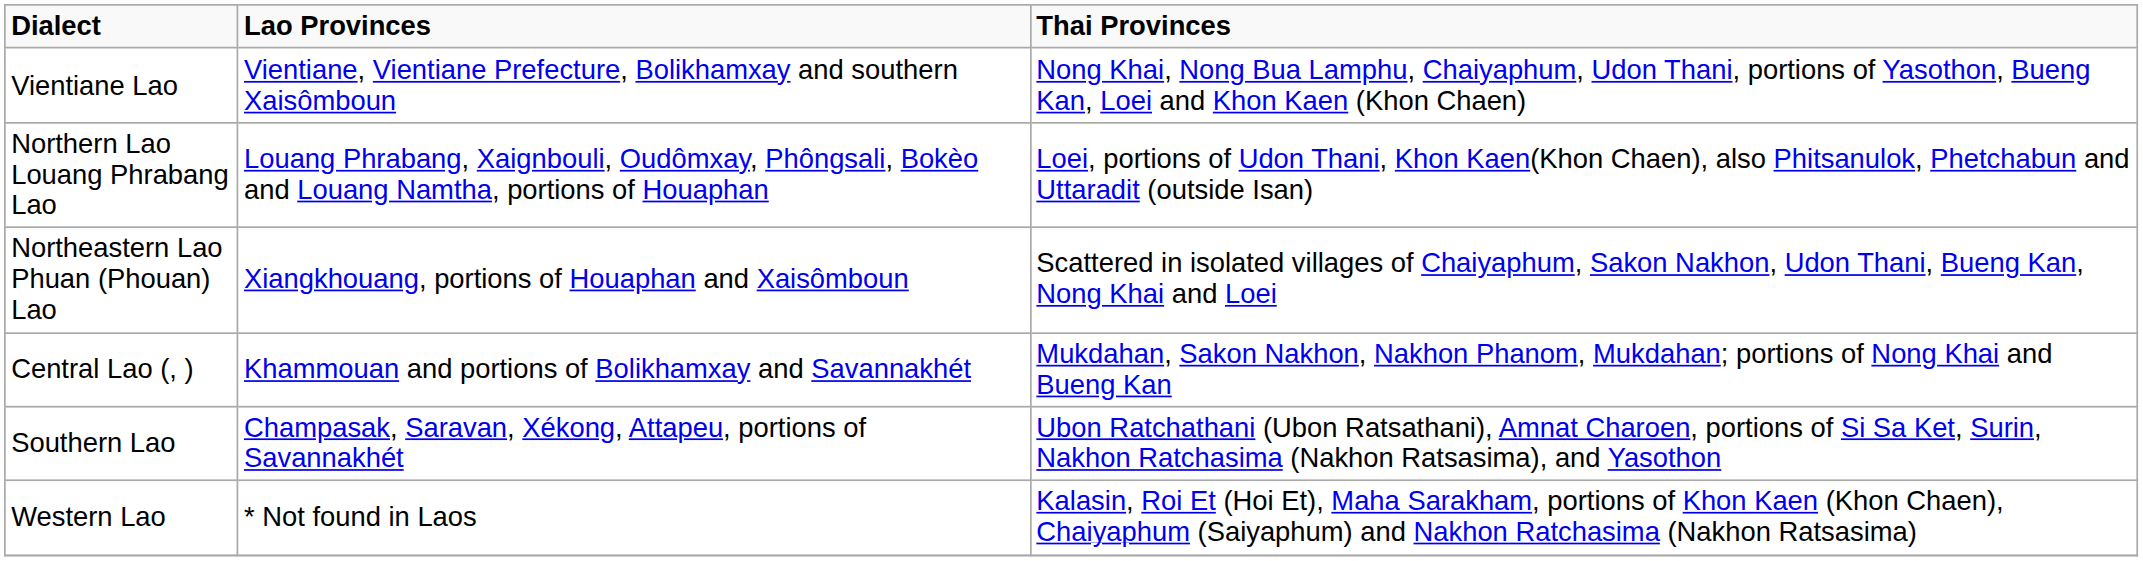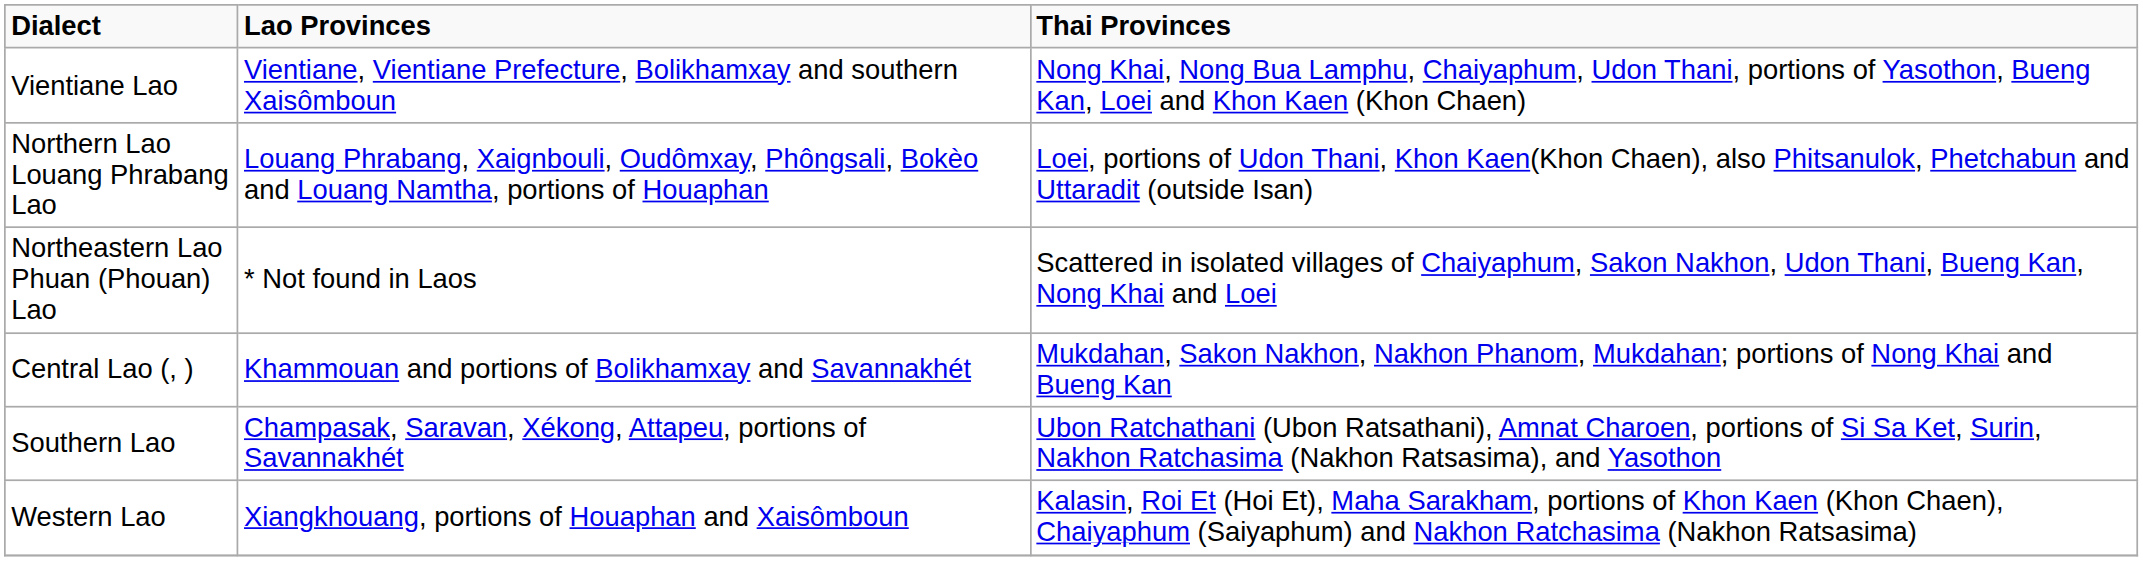(576, 279) Xiangkhouang, portions of Houaphan and Xaisômboun -> (360, 279) * Not found in Laos
(360, 517) * Not found in Laos -> (576, 517) Xiangkhouang, portions of Houaphan and Xaisômboun
